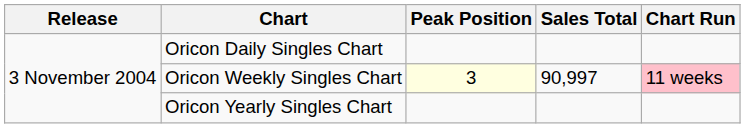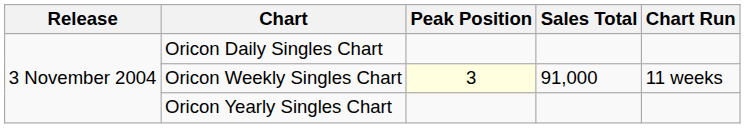(569, 78) 90,997 -> (569, 78) 91,000
(684, 78) pink background -> (684, 78) no background
